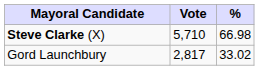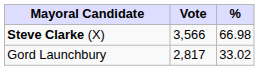(189, 34) 5,710 -> (189, 34) 3,566
